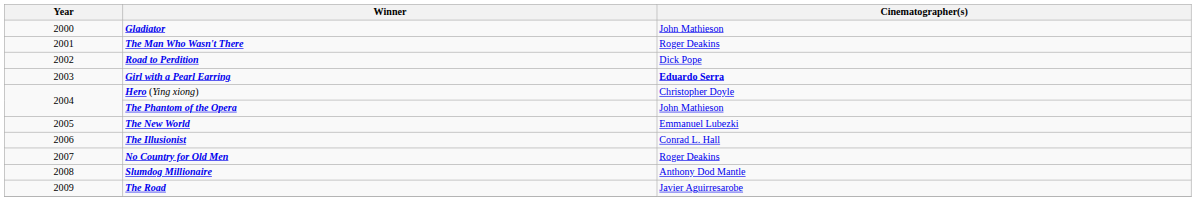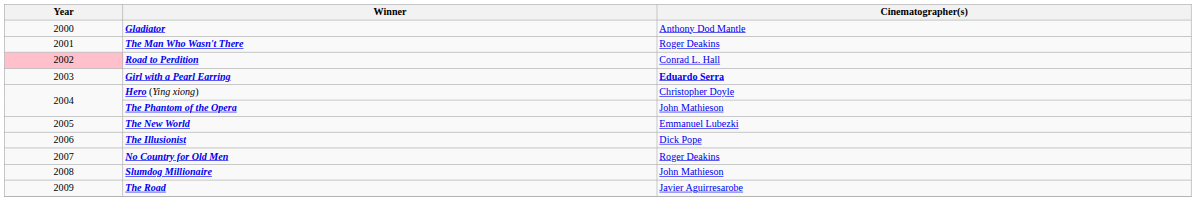(691, 28) John Mathieson -> (702, 28) Anthony Dod Mantle
(64, 60) no background -> (64, 60) pink background
(681, 60) Dick Pope -> (690, 60) Conrad L. Hall
(690, 140) Conrad L. Hall -> (681, 140) Dick Pope
(702, 172) Anthony Dod Mantle -> (691, 172) John Mathieson
